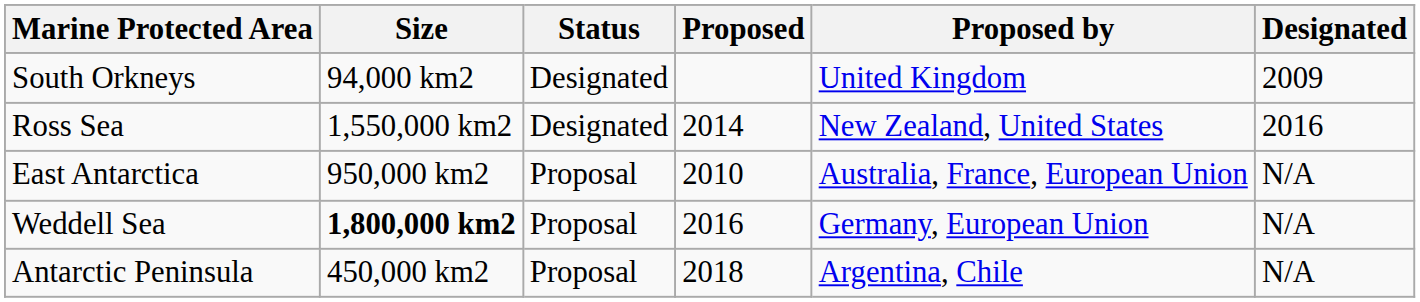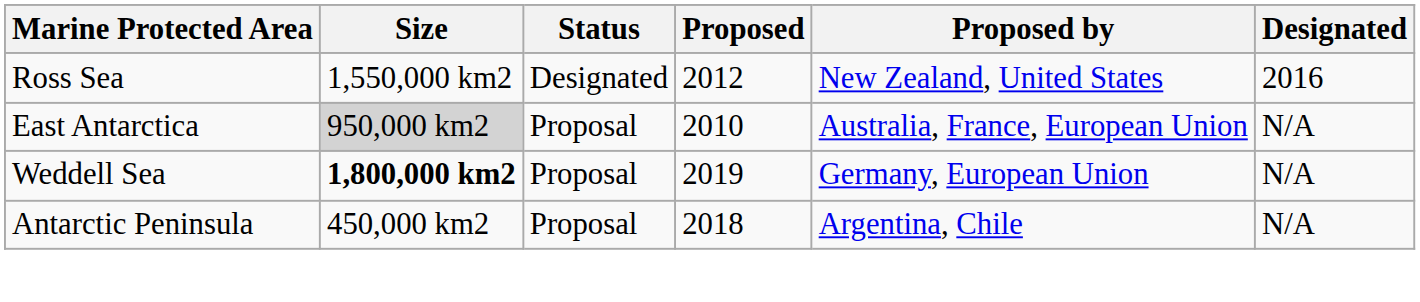- row: (104, 77)
(713, 126) 2014 -> (713, 77) 2012
(408, 175) no background -> (408, 126) lightgrey background
(713, 223) 2016 -> (713, 175) 2019
